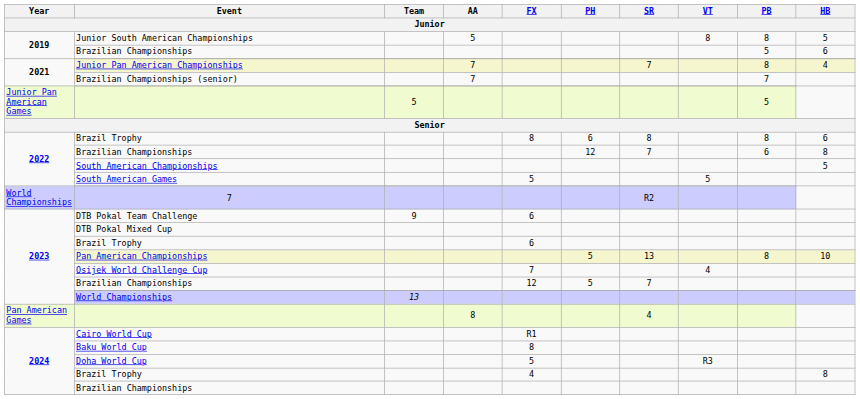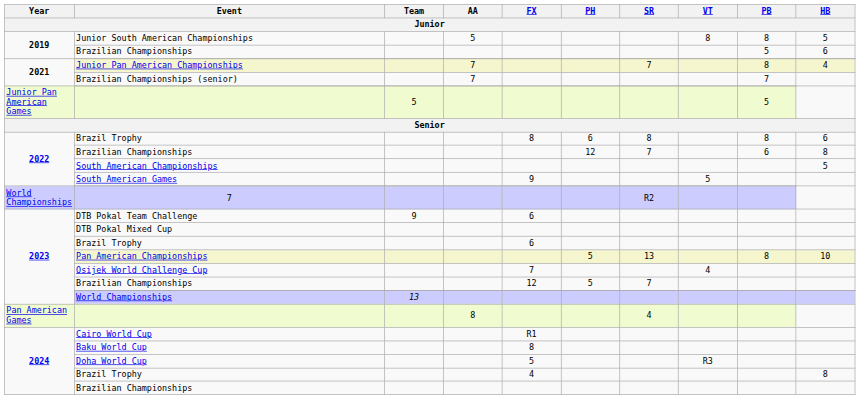(532, 180) 5 -> (532, 180) 9
